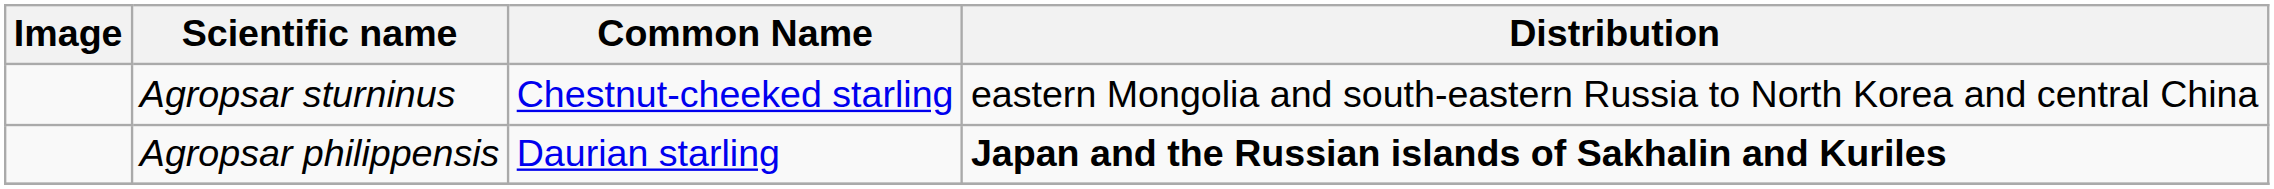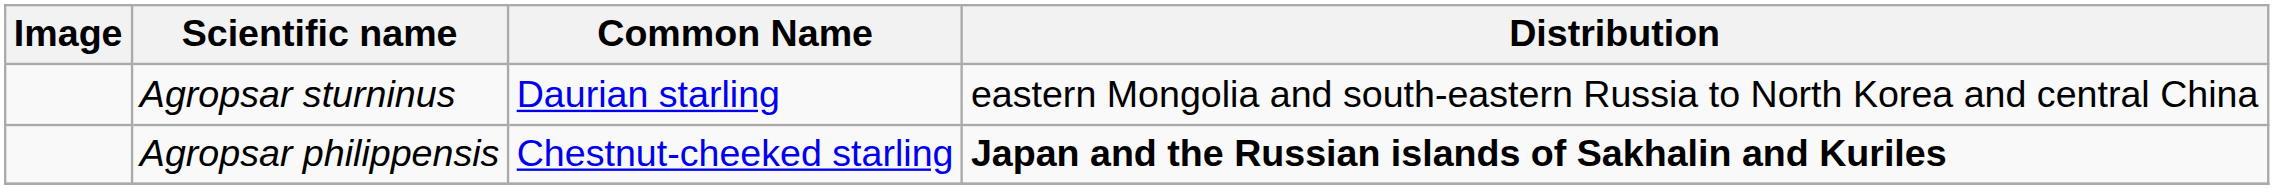(735, 93) Chestnut-cheeked starling -> (648, 93) Daurian starling
(648, 153) Daurian starling -> (735, 153) Chestnut-cheeked starling
